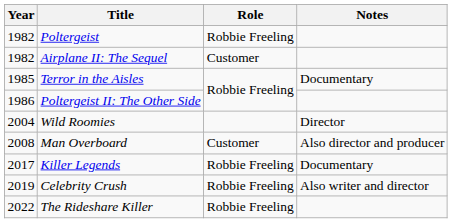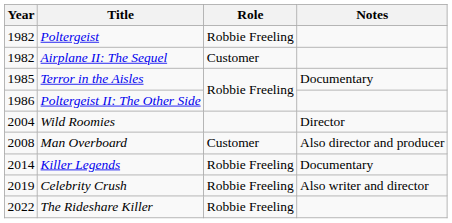(21, 164) 2017 -> (21, 164) 2014
